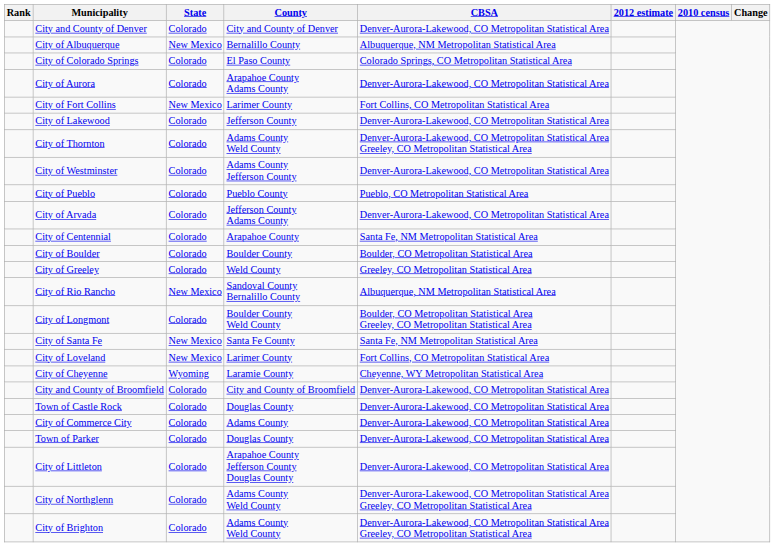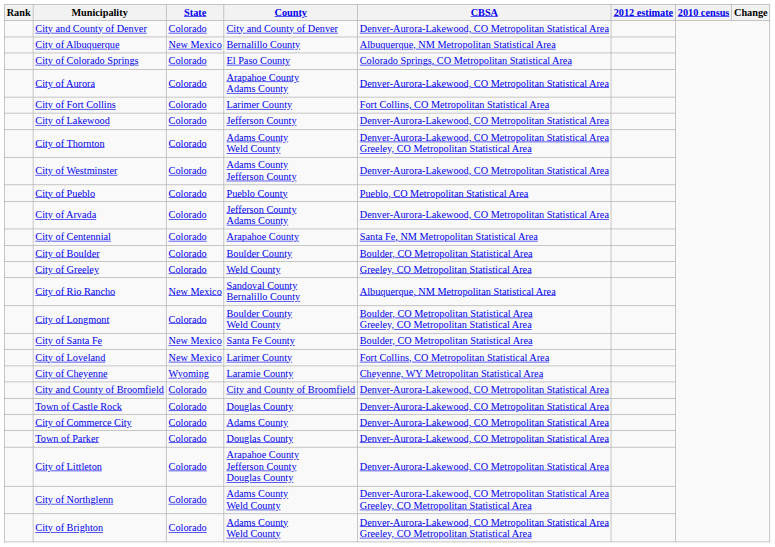(195, 105) New Mexico -> (188, 105) Colorado
(449, 341) Santa Fe, NM Metropolitan Statistical Area -> (446, 341) Boulder, CO Metropolitan Statistical Area
